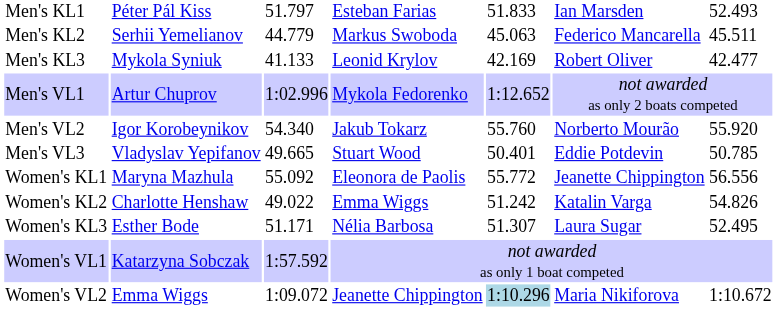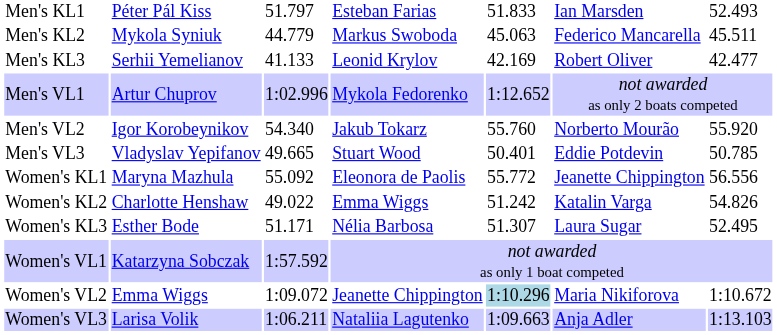(177, 35) Serhii Yemelianov -> (167, 35) Mykola Syniuk
(167, 60) Mykola Syniuk -> (177, 60) Serhii Yemelianov
+ row: (56, 319)
